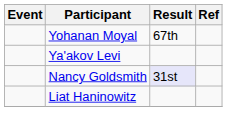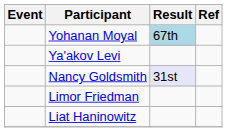(165, 35) no background -> (165, 35) lightblue background
+ row: (94, 97)
